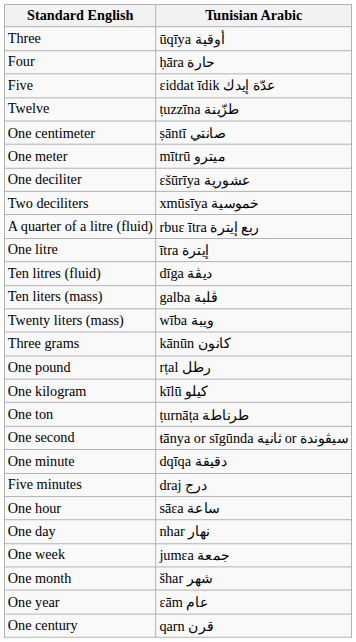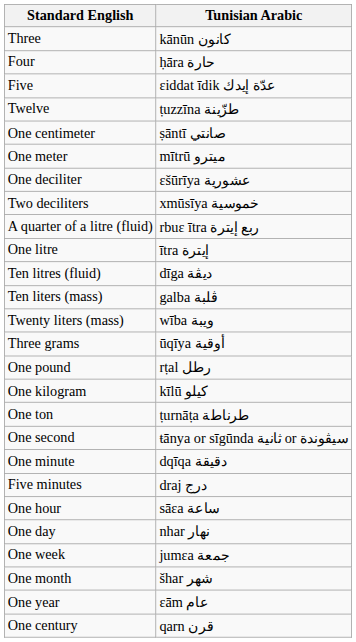(192, 39) ūqīya أوقية -> (195, 39) kānūn كانون
(195, 344) kānūn كانون -> (192, 344) ūqīya أوقية
